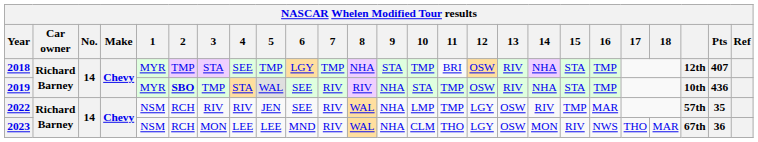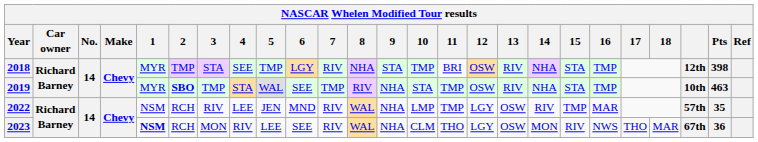(333, 68) TMP -> (333, 68) RIV
(720, 68) 407 -> (720, 68) 398
(333, 87) RIV -> (333, 87) TMP
(720, 87) 436 -> (720, 87) 463
(243, 107) RIV -> (243, 107) LEE
(302, 107) SEE -> (302, 107) MND
(153, 127) normal -> (153, 127) bold
(243, 127) LEE -> (243, 127) RIV
(302, 127) MND -> (302, 127) SEE
